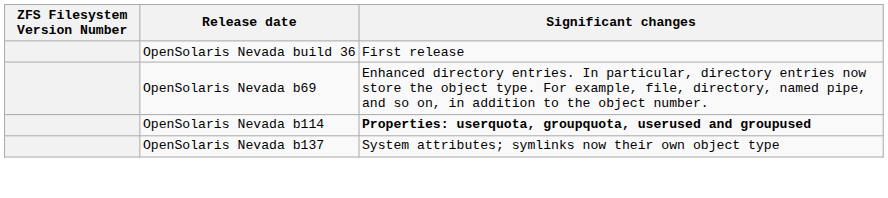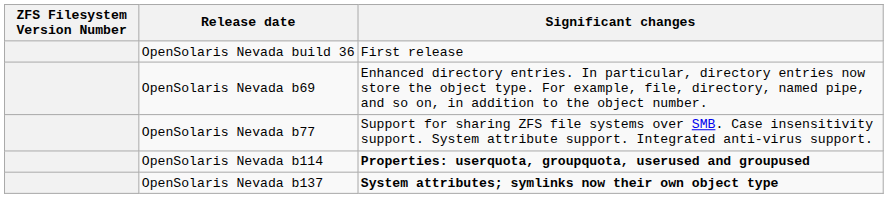+ row: (229, 132)
(571, 146) normal -> (570, 183) bold
